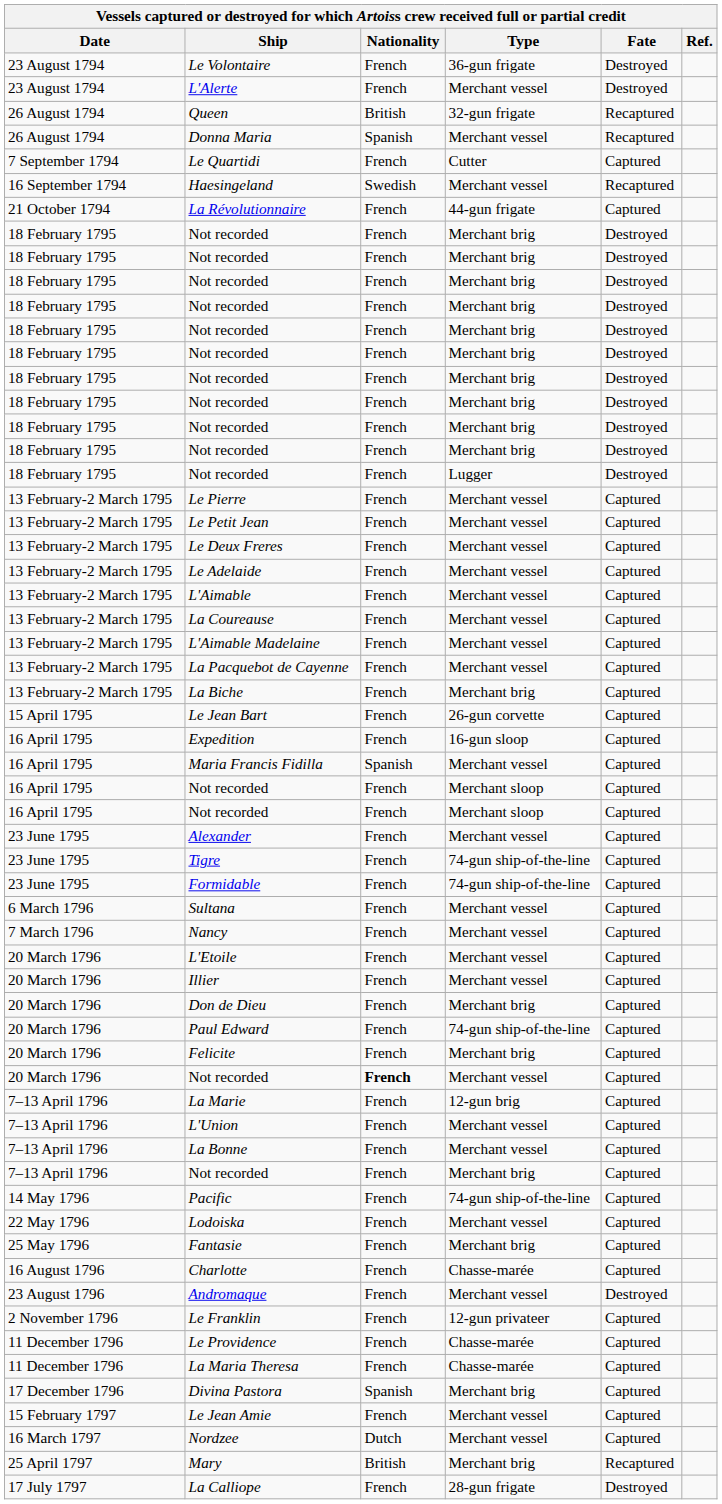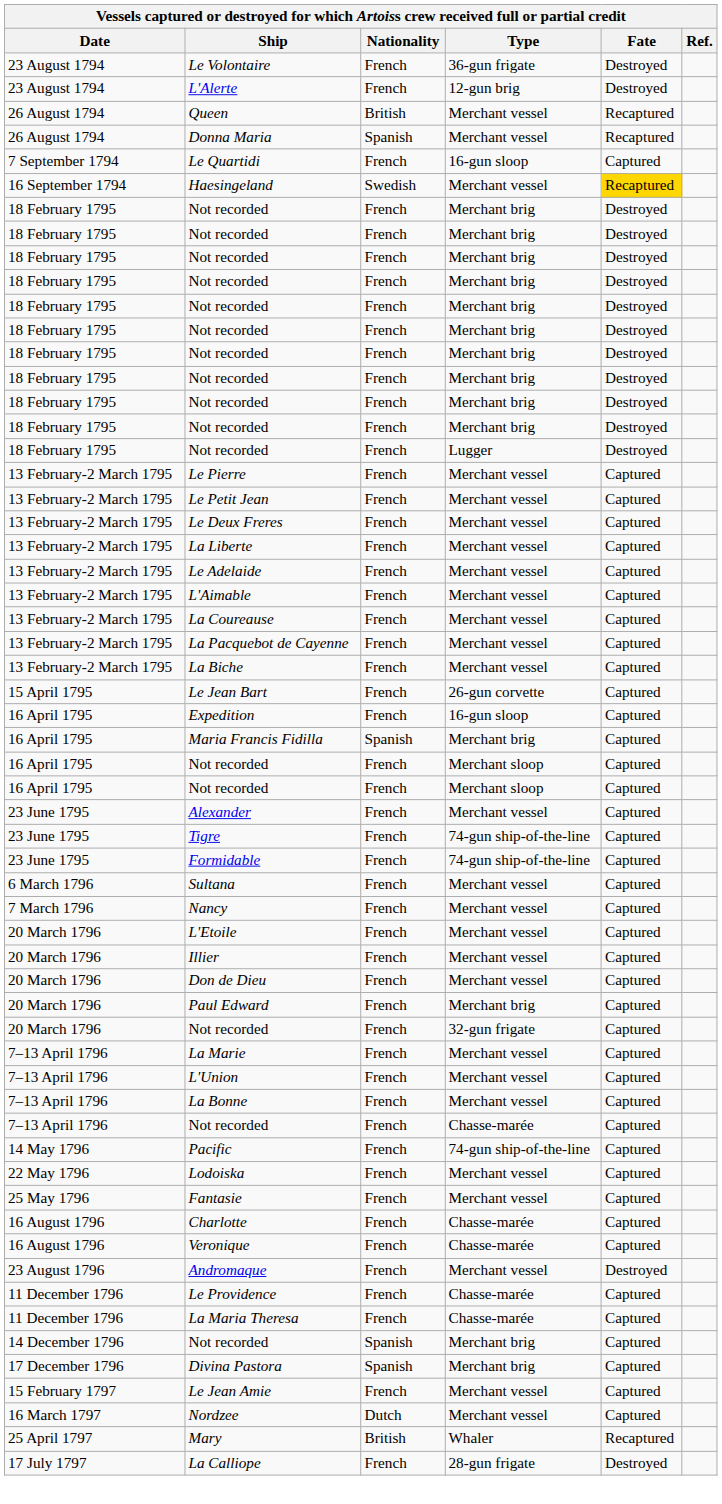(498, 88) Merchant vessel -> (484, 88) 12-gun brig
(492, 112) 32-gun frigate -> (498, 112) Merchant vessel
(468, 161) Cutter -> (488, 161) 16-gun sloop
(640, 185) no background -> (640, 185) gold background
- row: (59, 209)
+ row: (90, 546)
- row: (90, 643)
(492, 691) Merchant brig -> (498, 667) Merchant vessel
(498, 763) Merchant vessel -> (492, 739) Merchant brig
(492, 1004) Merchant brig -> (498, 980) Merchant vessel
(519, 1029) 74-gun ship-of-the-line -> (492, 1004) Merchant brig
- row: (54, 1053)
(388, 1077) bold -> (386, 1029) normal
(498, 1077) Merchant vessel -> (492, 1029) 32-gun frigate
(484, 1101) 12-gun brig -> (498, 1053) Merchant vessel
(492, 1173) Merchant brig -> (491, 1125) Chasse-marée
(492, 1245) Merchant brig -> (498, 1197) Merchant vessel
+ row: (56, 1245)
- row: (63, 1318)
+ row: (66, 1342)
(492, 1462) Merchant brig -> (471, 1438) Whaler
